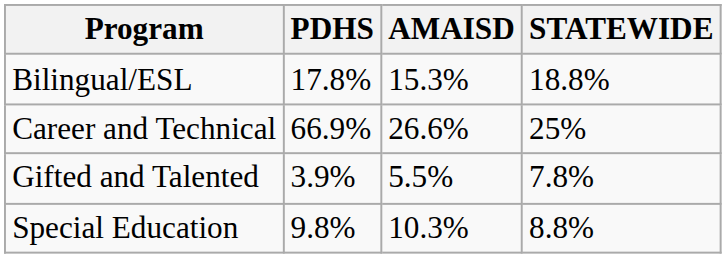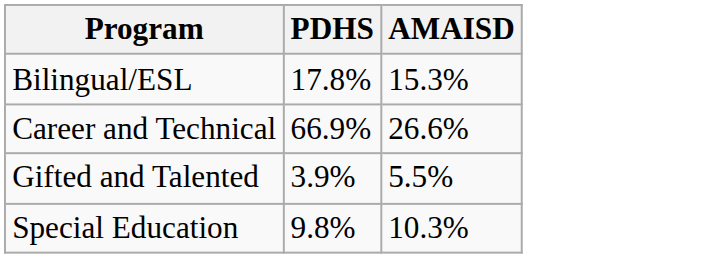- column: (621, 29)
